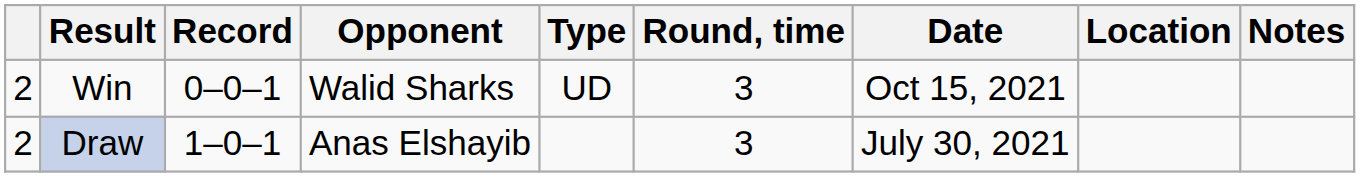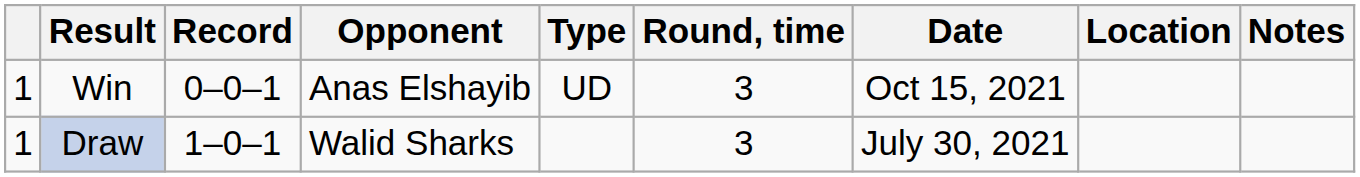(23, 87) 2 -> (23, 87) 1
(412, 87) Walid Sharks -> (420, 87) Anas Elshayib
(23, 143) 2 -> (23, 143) 1
(420, 143) Anas Elshayib -> (412, 143) Walid Sharks
